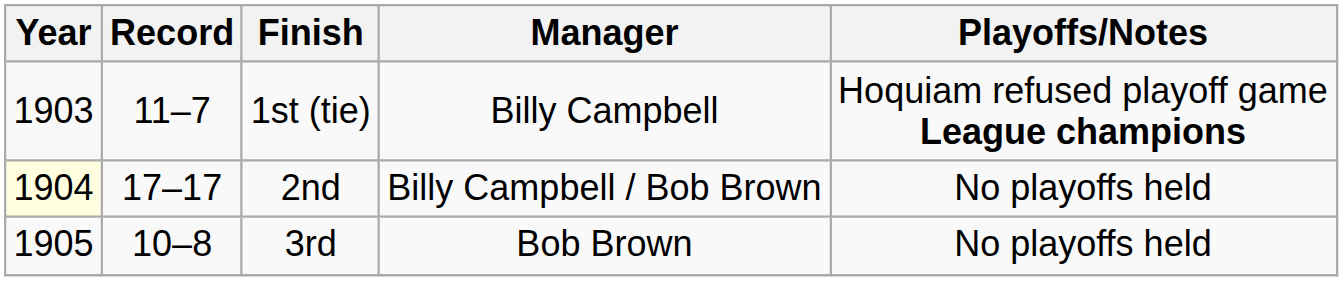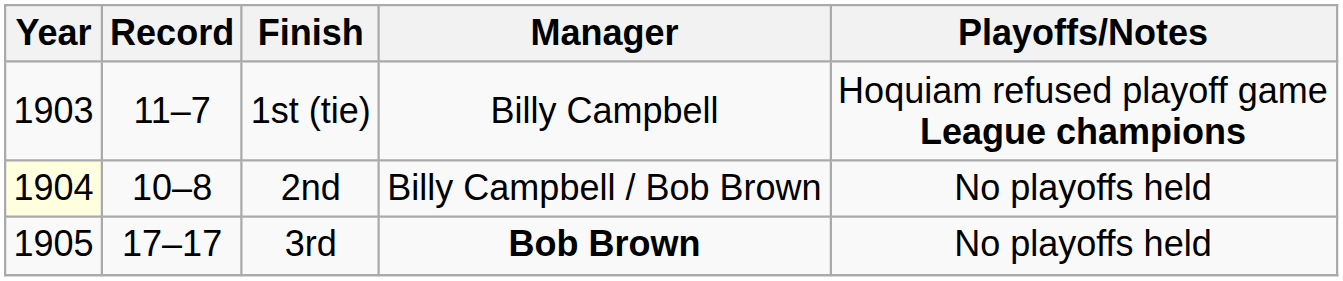(172, 187) 17–17 -> (172, 187) 10–8
(172, 244) 10–8 -> (172, 244) 17–17
(604, 244) normal -> (604, 244) bold
